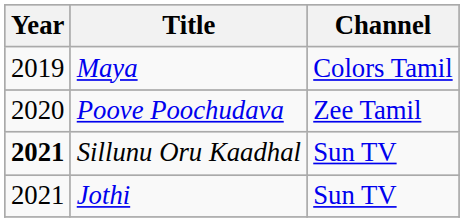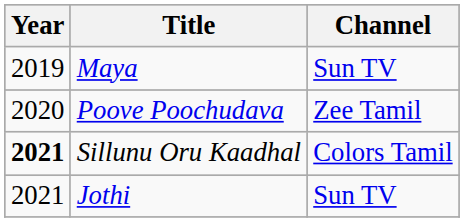(383, 68) Colors Tamil -> (355, 68) Sun TV
(355, 152) Sun TV -> (383, 152) Colors Tamil
